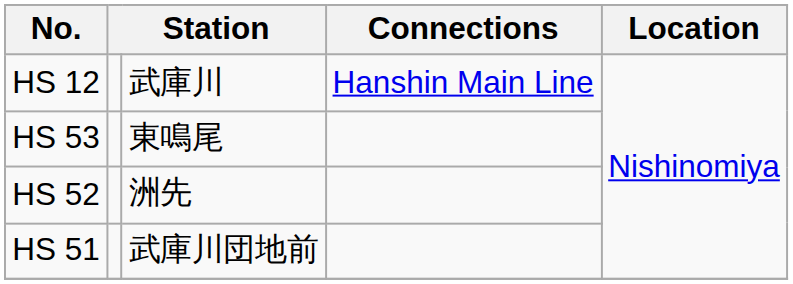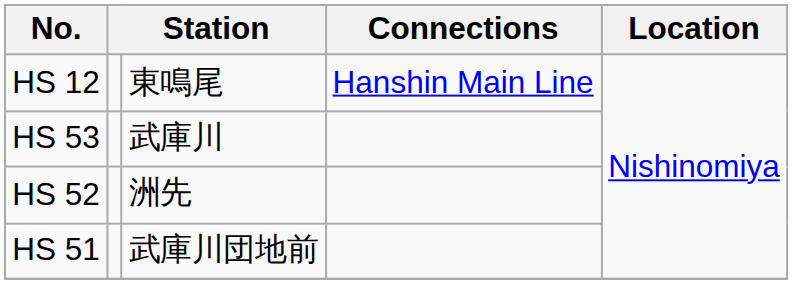(176, 81) 武庫川 -> (176, 81) 東鳴尾
(176, 137) 東鳴尾 -> (176, 137) 武庫川
